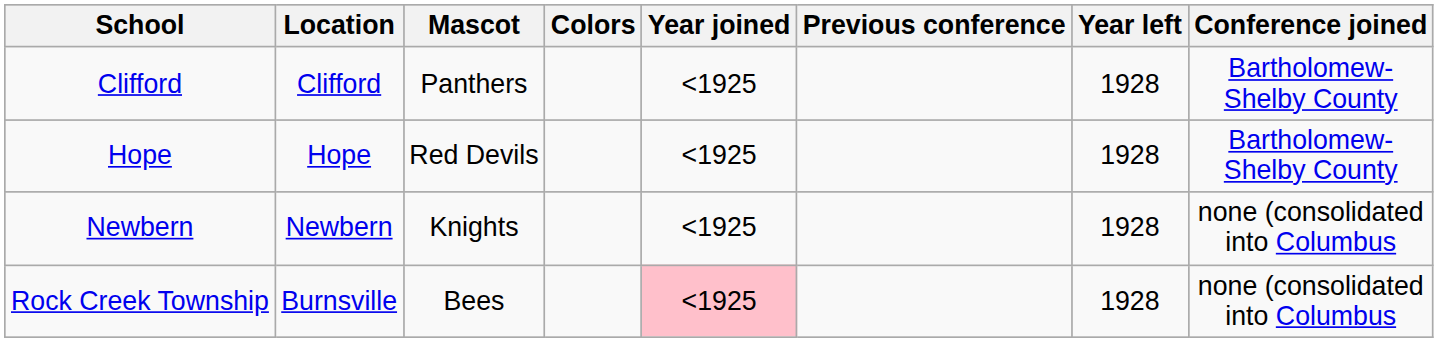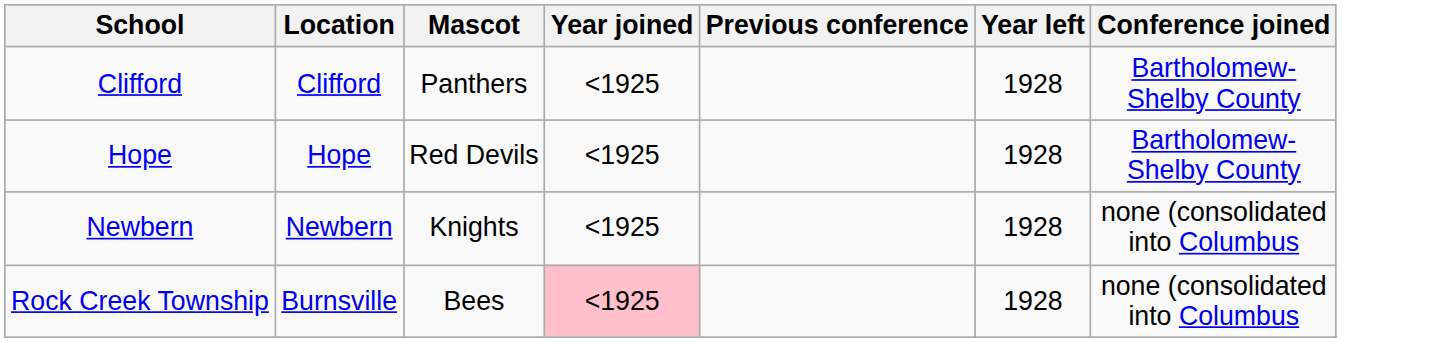- column: (593, 25)
